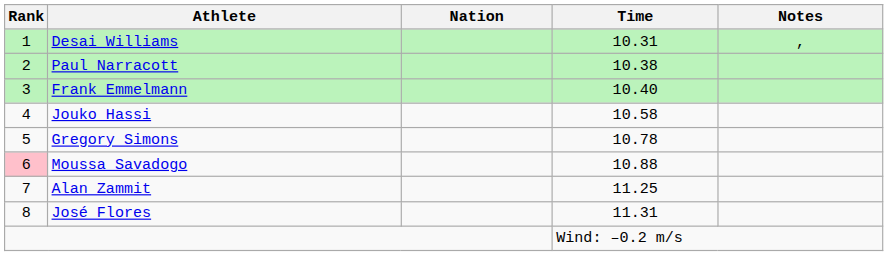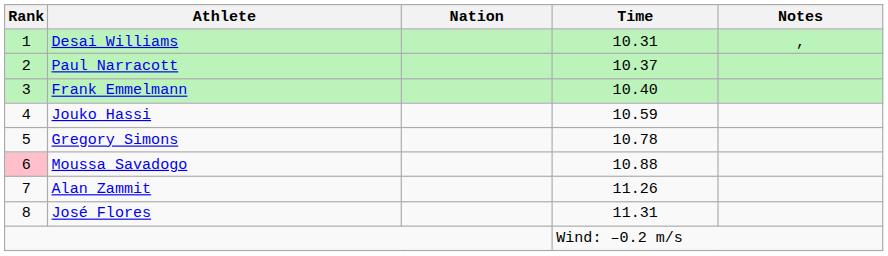(635, 66) 10.38 -> (635, 66) 10.37
(635, 115) 10.58 -> (635, 115) 10.59
(635, 189) 11.25 -> (635, 189) 11.26
